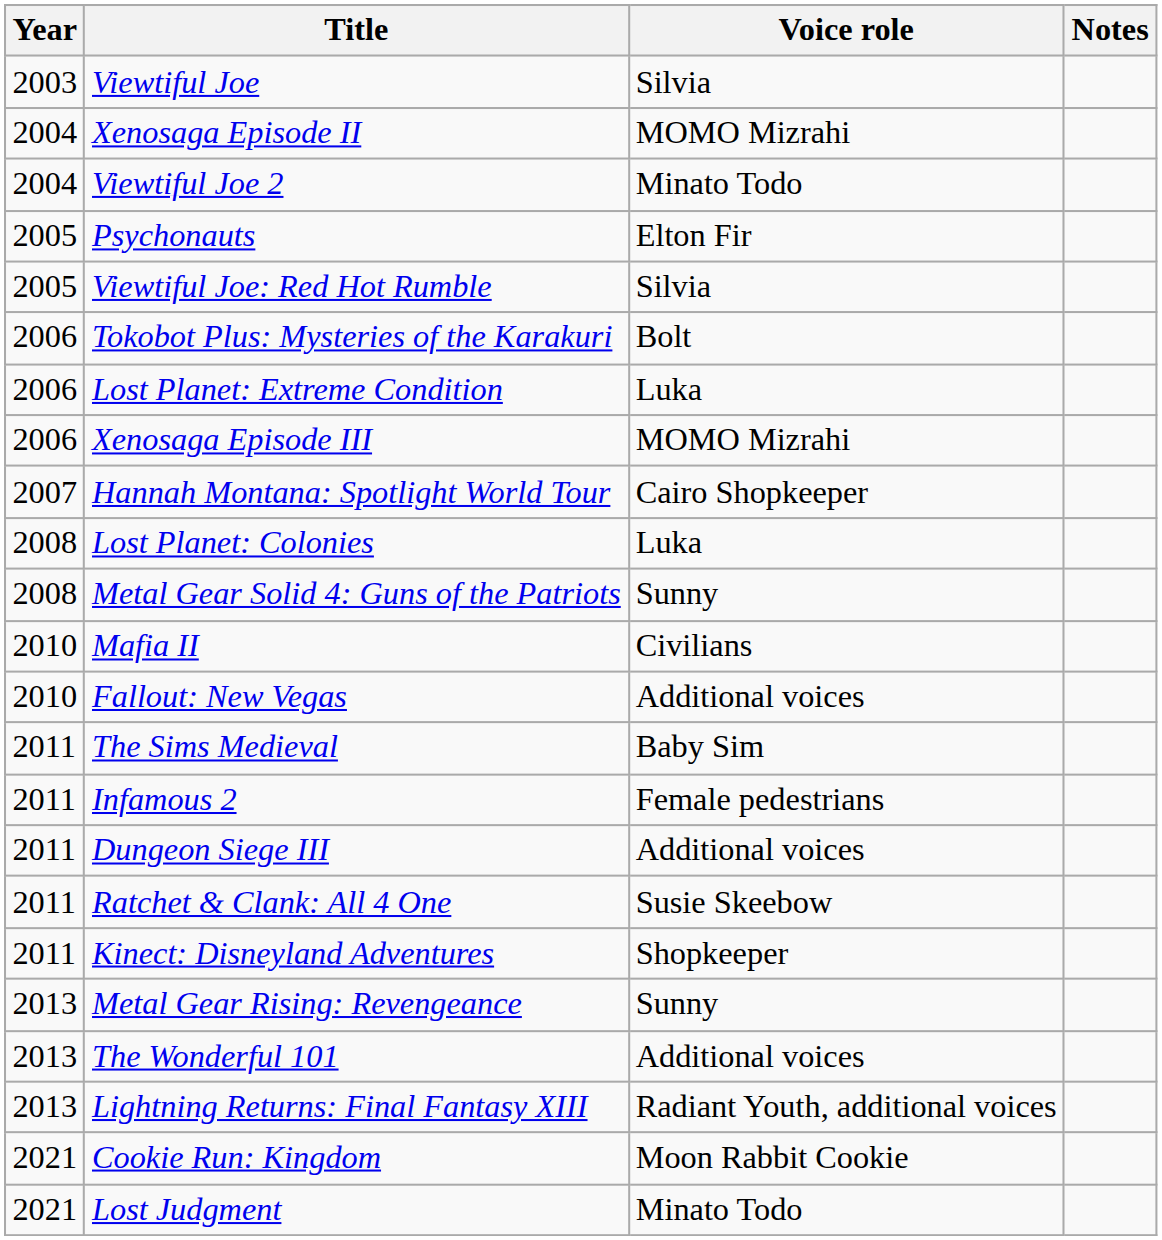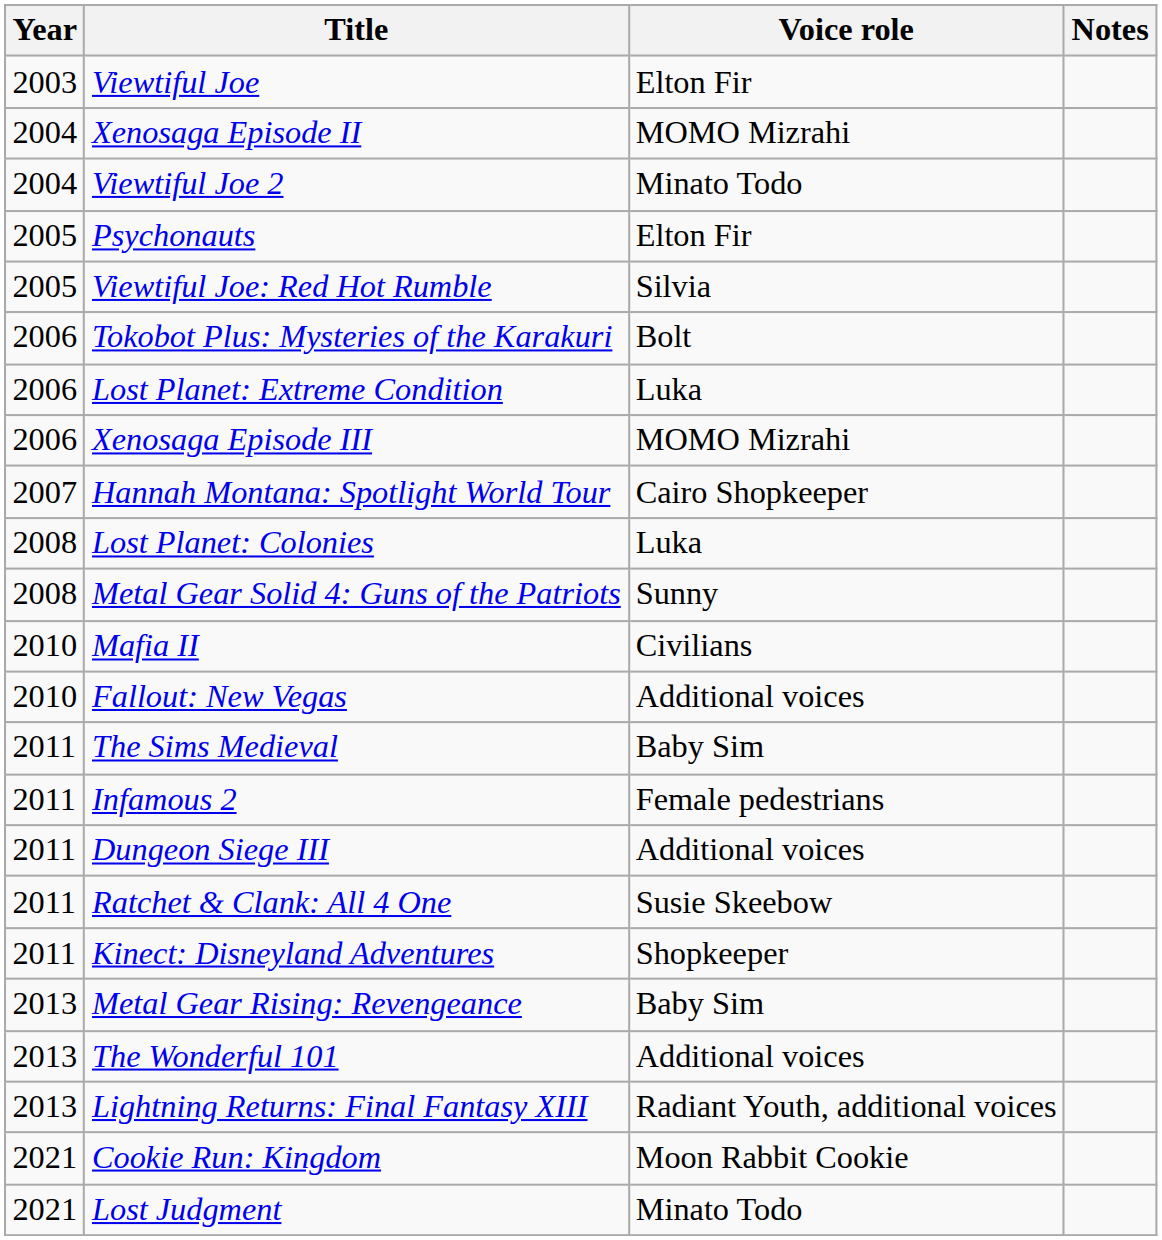(673, 81) Silvia -> (694, 81) Elton Fir
(677, 1004) Sunny -> (700, 1004) Baby Sim
